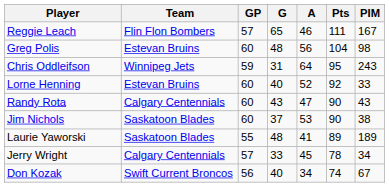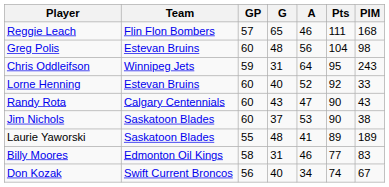(367, 31) 167 -> (367, 31) 168
- row: (37, 155)
+ row: (37, 155)
